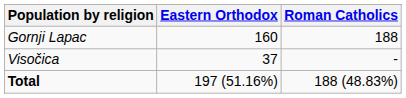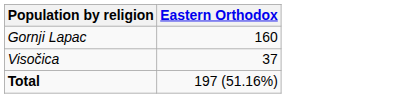- column: (341, 15)
